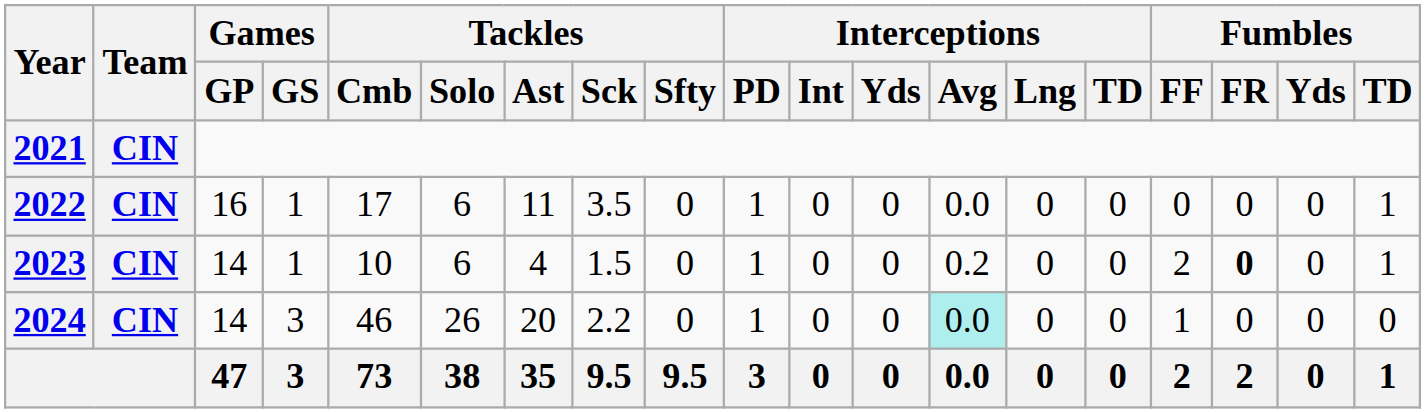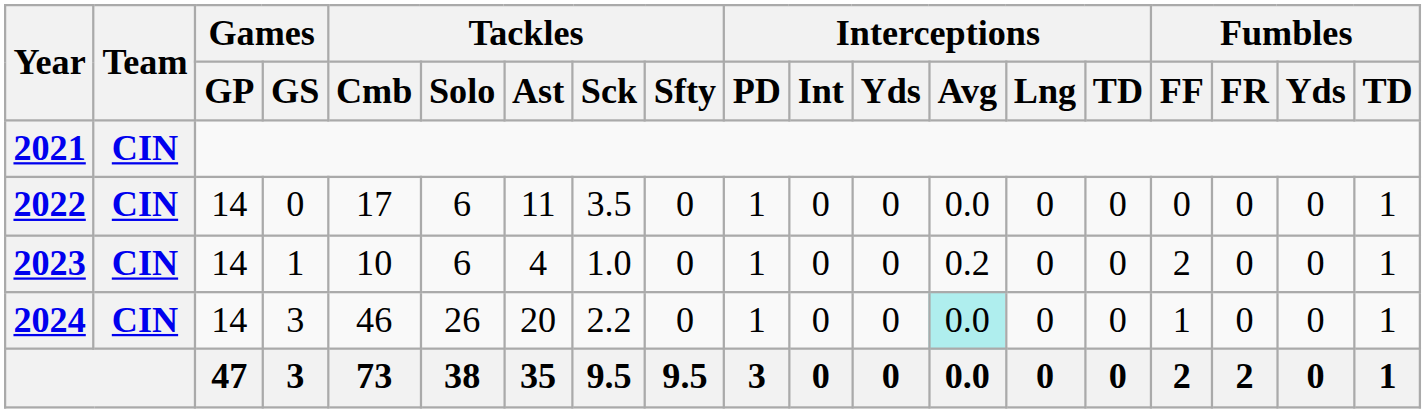(229, 205) 16 -> (229, 205) 14
(295, 205) 1 -> (295, 205) 0
(609, 262) 1.5 -> (609, 262) 1.0
(1245, 262) bold -> (1245, 262) normal
(1388, 319) 0 -> (1388, 319) 1
